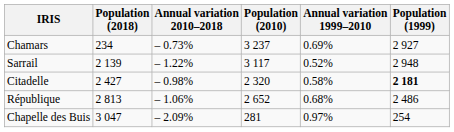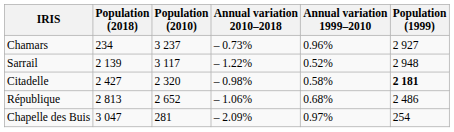columns swapped: (197, 20) <-> (271, 20)
(318, 44) 0.69% -> (318, 44) 0.96%
